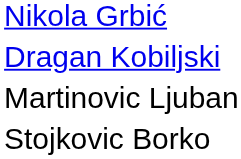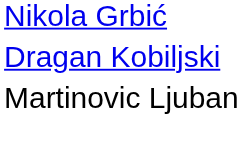- row: (107, 139)
